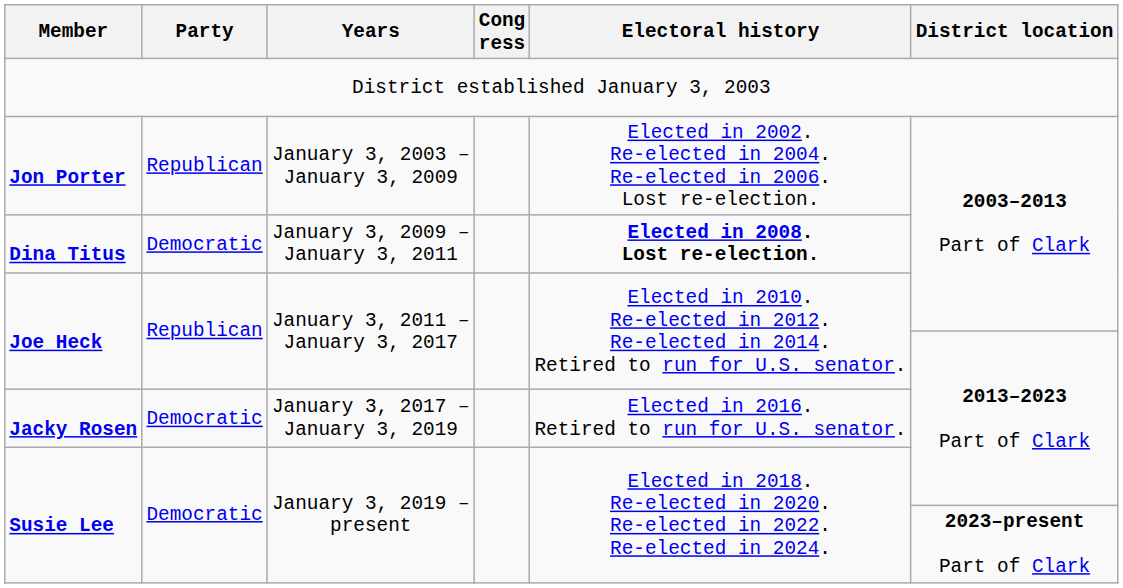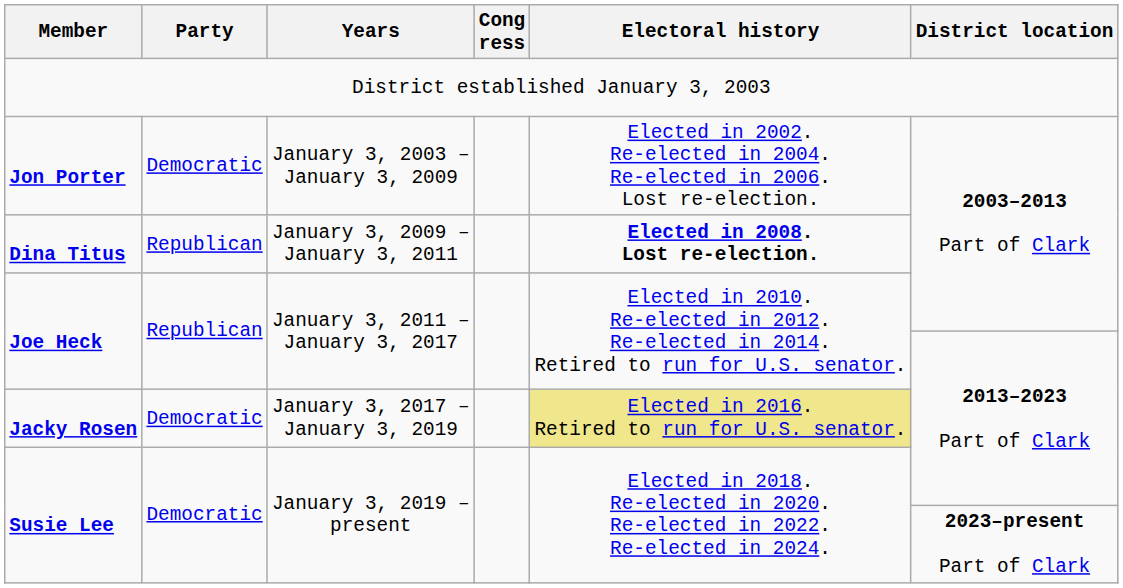(205, 166) Republican -> (205, 166) Democratic
(205, 244) Democratic -> (205, 244) Republican
(720, 419) no background -> (720, 419) khaki background
